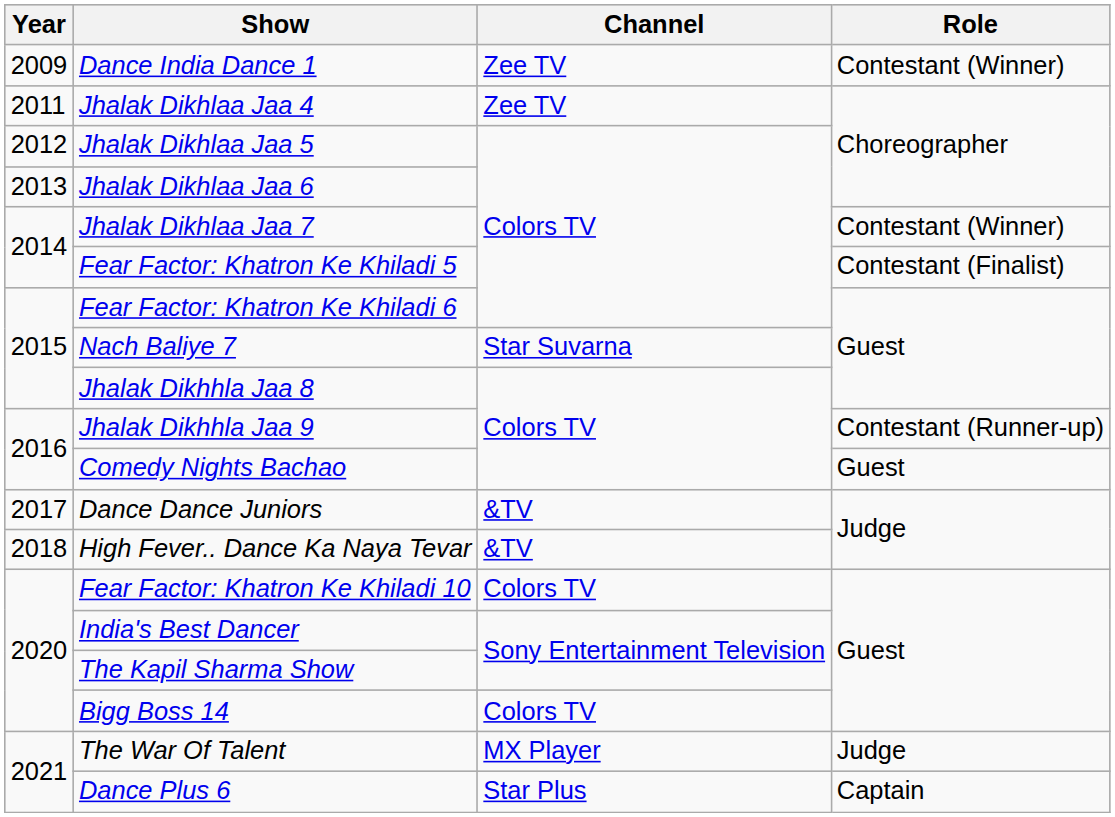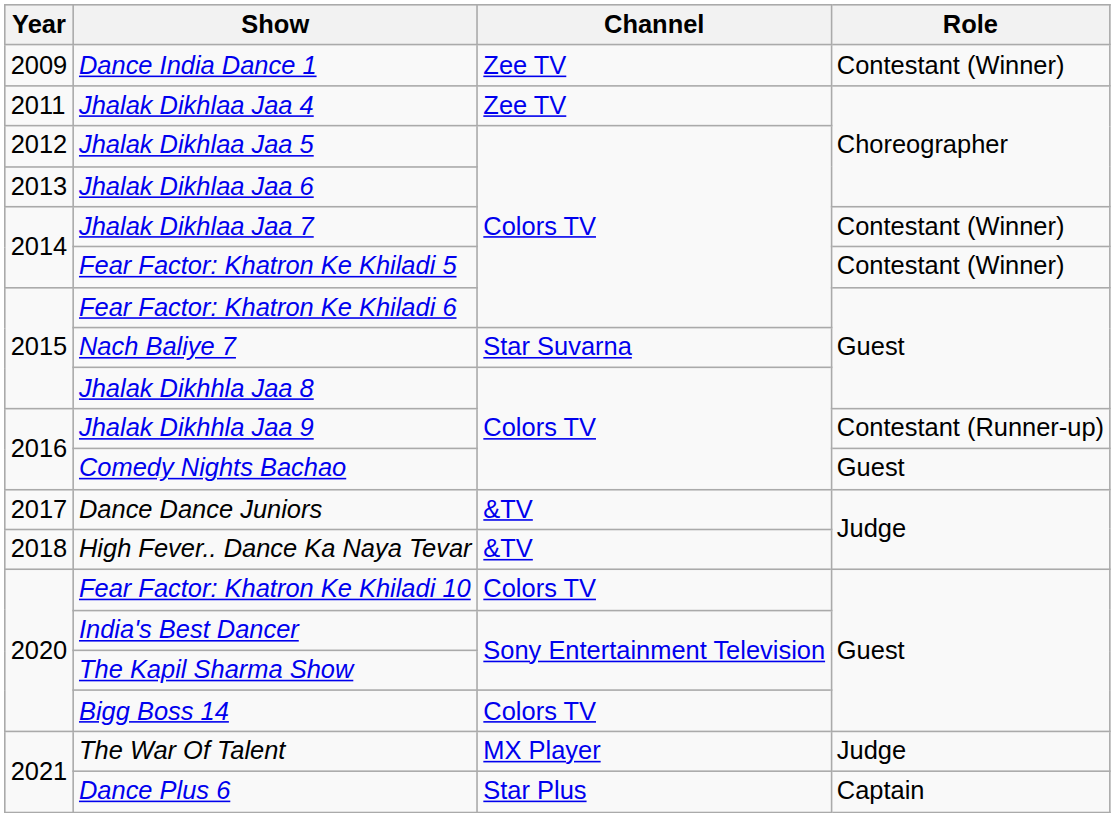(951, 266) Contestant (Finalist) -> (951, 266) Contestant (Winner)
